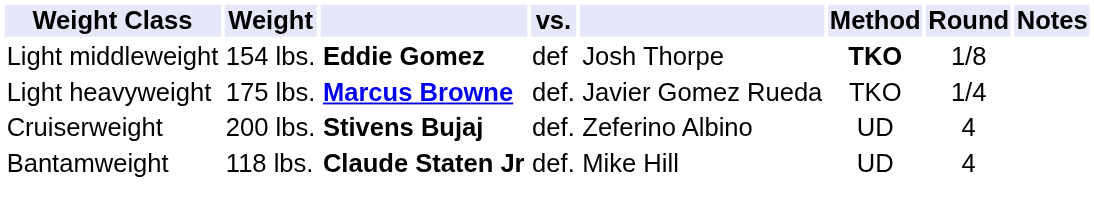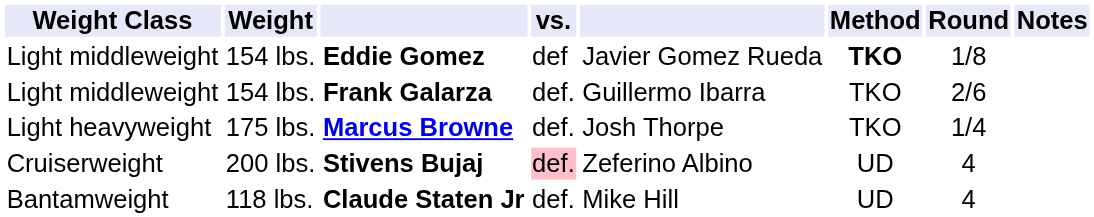(653, 56) Josh Thorpe -> (702, 56) Javier Gomez Rueda
+ row: (407, 92)
(702, 92) Javier Gomez Rueda -> (653, 128) Josh Thorpe
(553, 128) no background -> (553, 164) pink background
